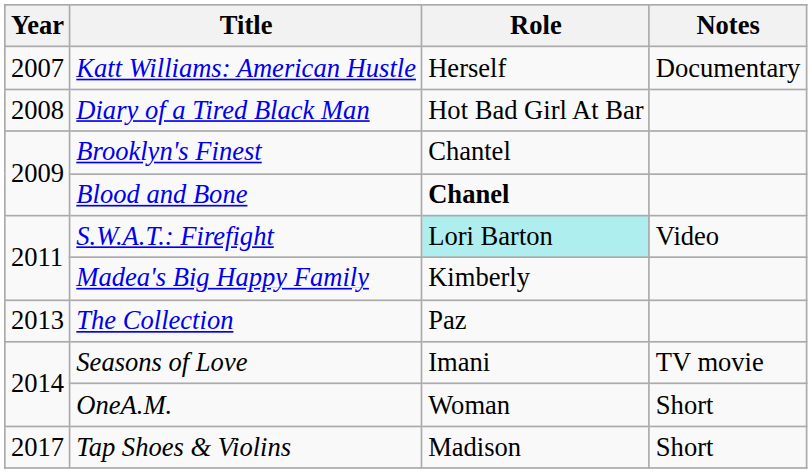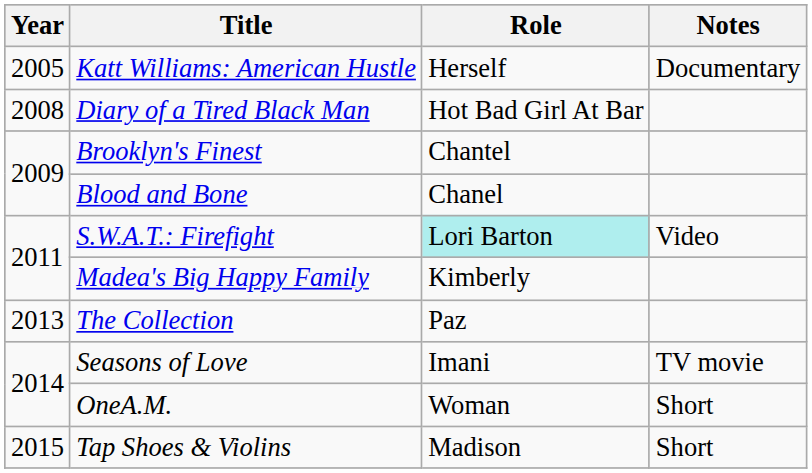(38, 67) 2007 -> (38, 67) 2005
(469, 194) bold -> (466, 194) normal
(38, 446) 2017 -> (38, 446) 2015
